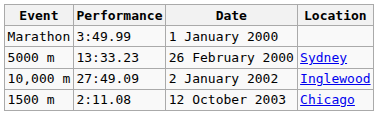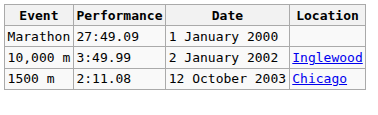(104, 36) 3:49.99 -> (108, 36) 27:49.09
- row: (231, 57)
(108, 79) 27:49.09 -> (104, 57) 3:49.99
